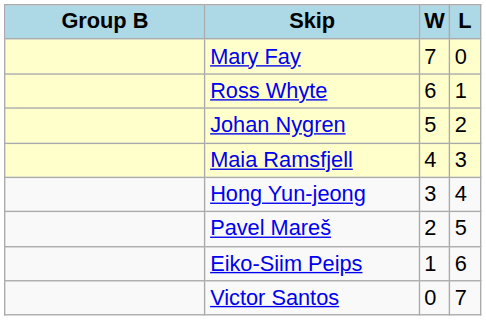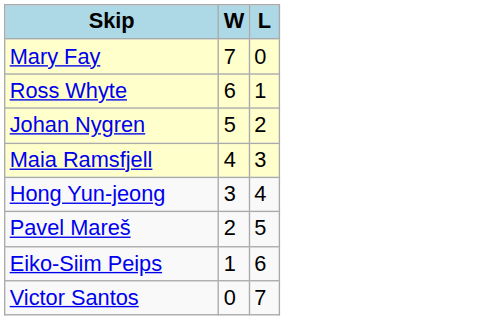- column: (105, 21)
